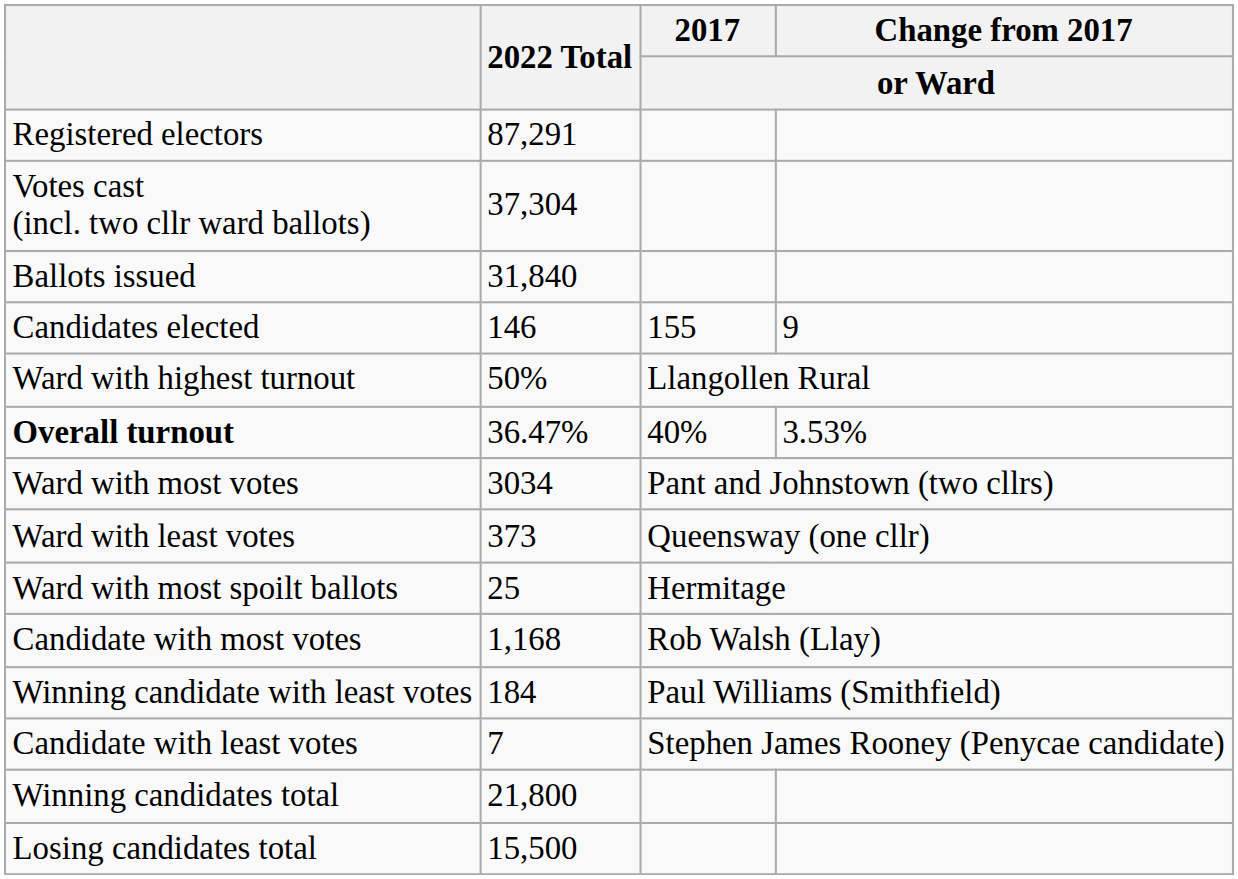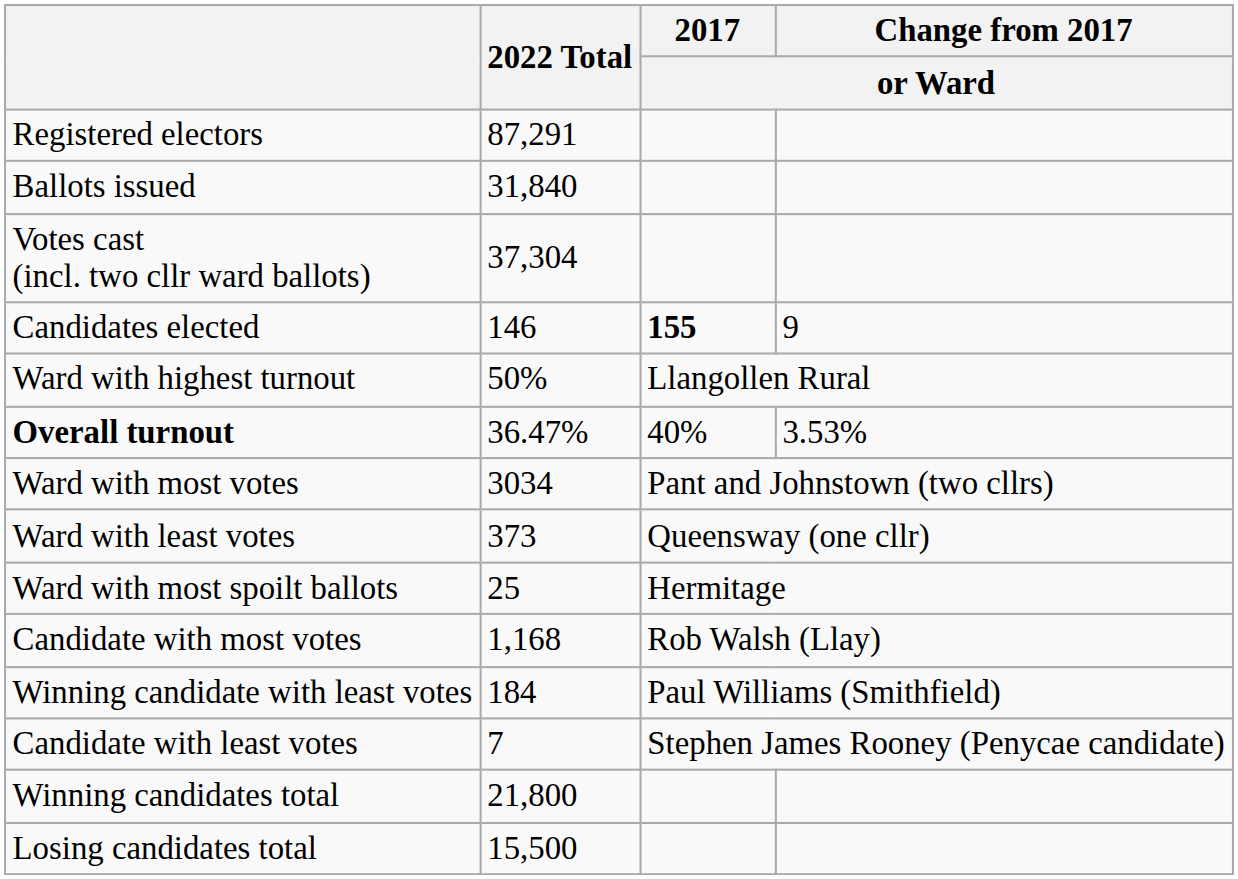rows swapped: (104, 275) <-> (192, 205)
(672, 327) normal -> (672, 327) bold
